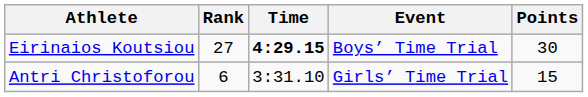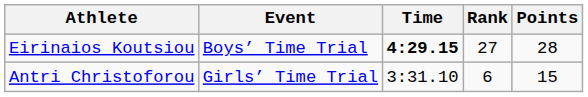columns swapped: (421, 19) <-> (223, 19)
(547, 48) 30 -> (547, 48) 28
